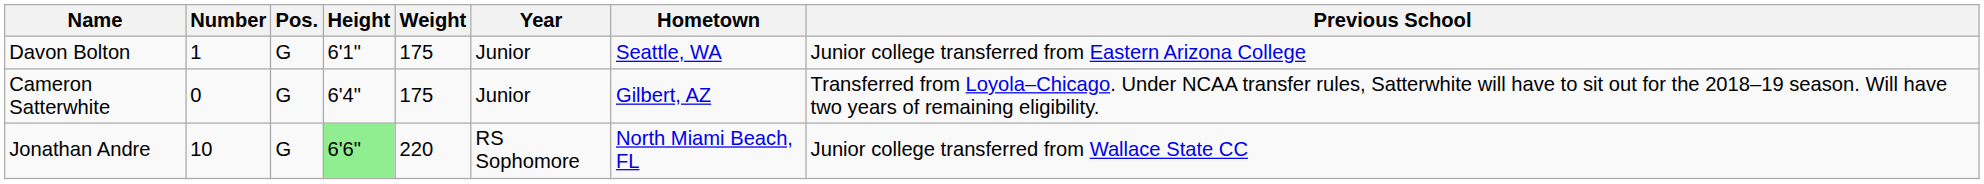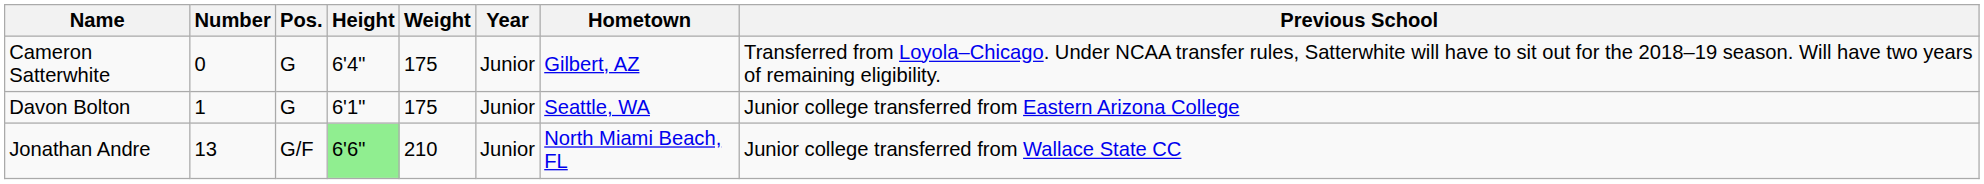rows swapped: (60, 95) <-> (70, 52)
(201, 150) 10 -> (206, 150) 13
(283, 150) G -> (297, 150) G/F
(416, 150) 220 -> (421, 150) 210
(528, 150) RS Sophomore -> (507, 150) Junior
